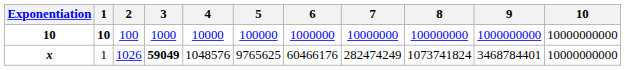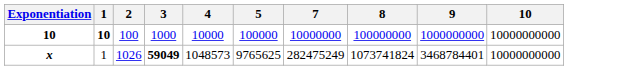- column: (312, 14)
(208, 55) 1048576 -> (208, 55) 1048573
(373, 55) 282474249 -> (316, 55) 282475249
